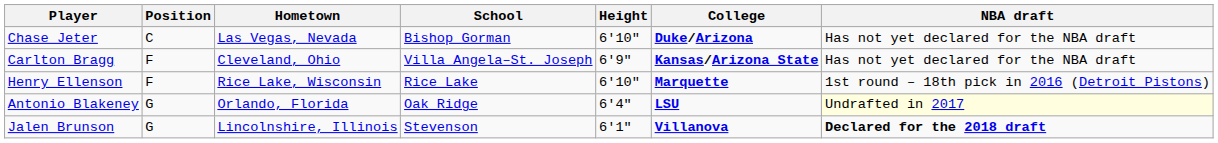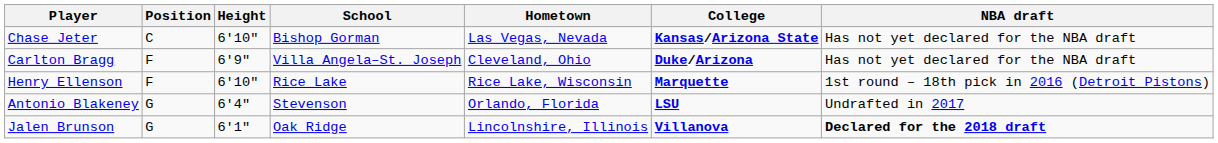columns swapped: (624, 16) <-> (307, 16)
(704, 38) Duke/Arizona -> (737, 38) Kansas/Arizona State
(737, 60) Kansas/Arizona State -> (704, 60) Duke/Arizona
(441, 105) Oak Ridge -> (310, 105) Stevenson
(895, 105) lightyellow background -> (895, 105) no background
(441, 127) Stevenson -> (310, 127) Oak Ridge
